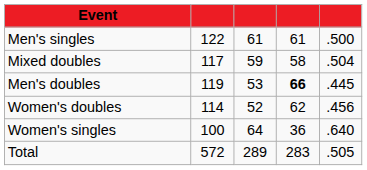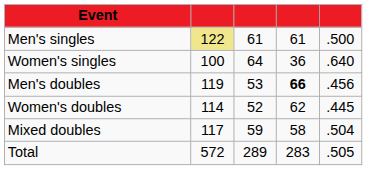(212, 38) no background -> (212, 38) khaki background
rows swapped: (62, 130) <-> (54, 61)
(340, 84) .445 -> (340, 84) .456
(340, 107) .456 -> (340, 107) .445
